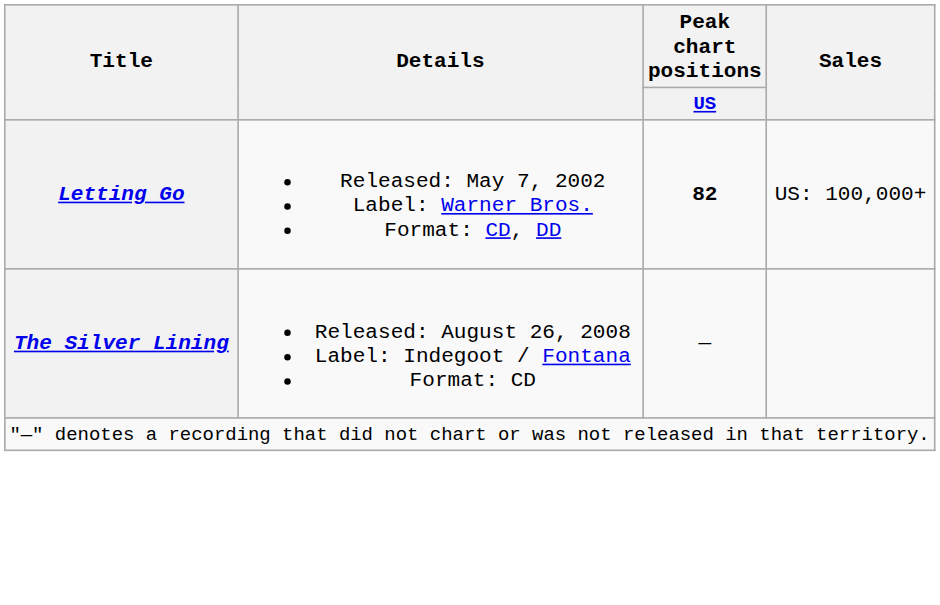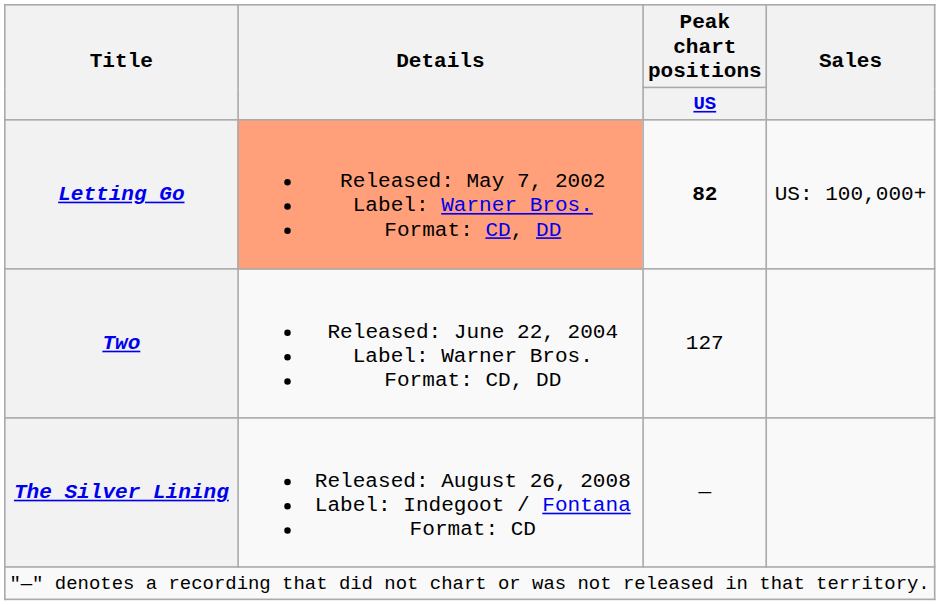(440, 206) no background -> (440, 206) lightsalmon background
+ row: (121, 344)
